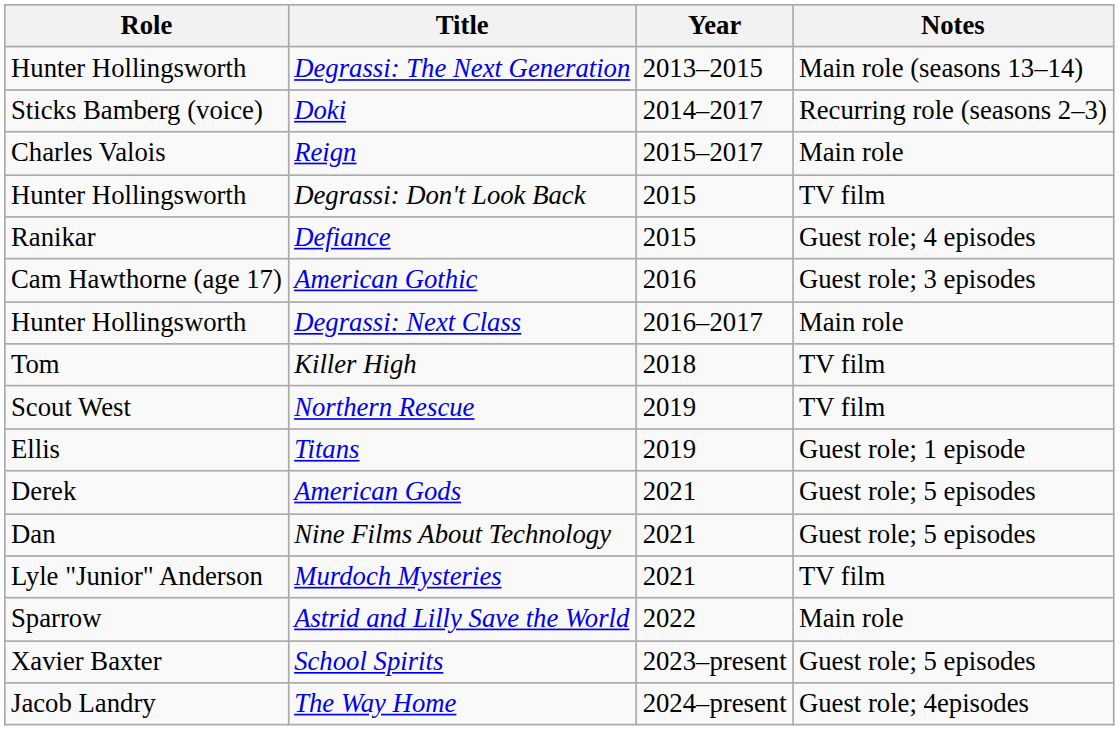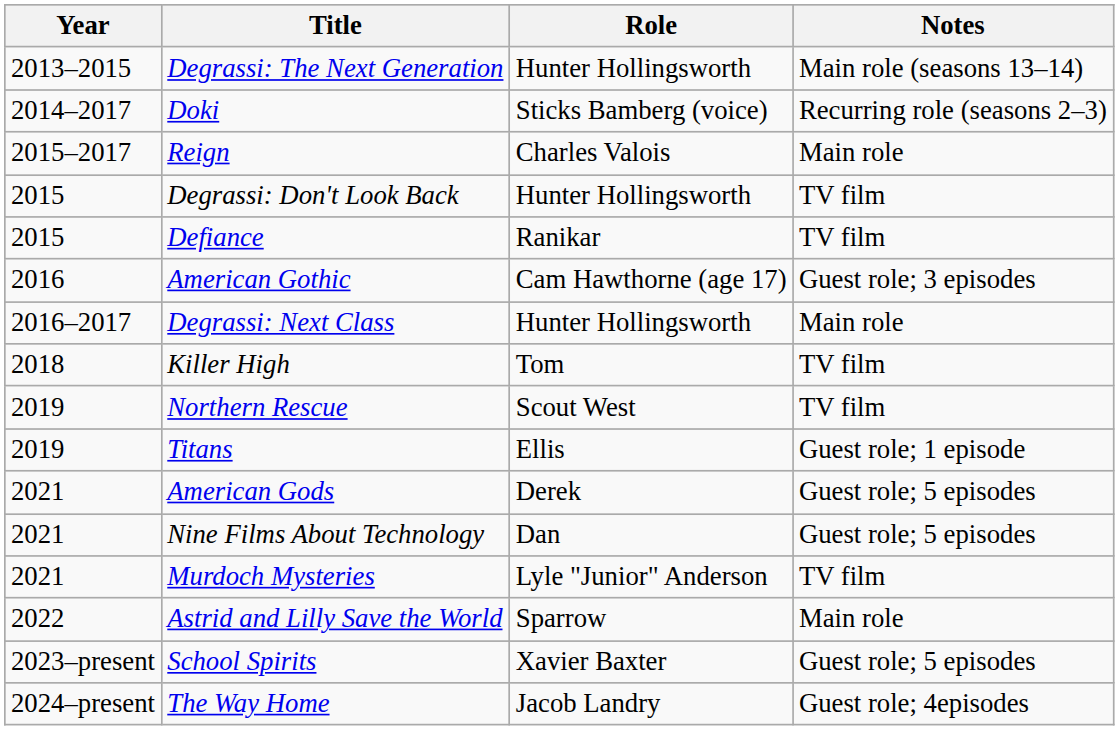columns swapped: (715, 25) <-> (146, 25)
(917, 237) Guest role; 4 episodes -> (842, 237) TV film
